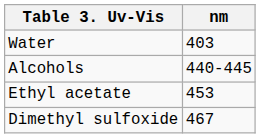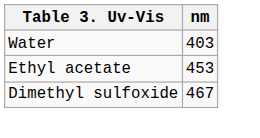- row: (46, 69)
